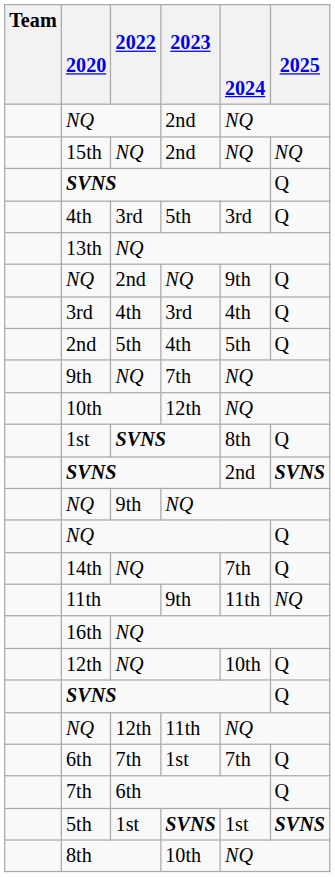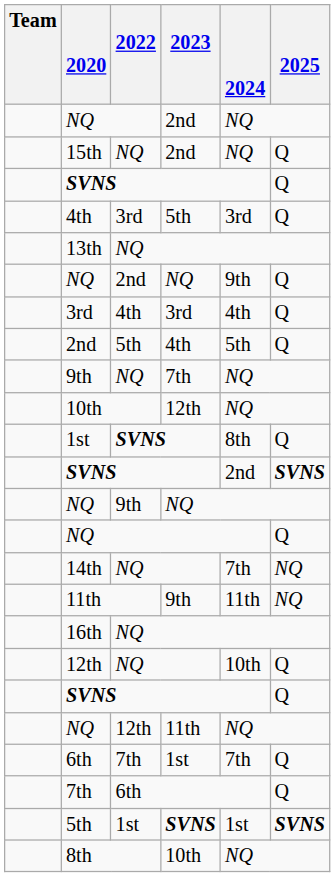(289, 152) NQ -> (282, 152) Q
(282, 568) Q -> (289, 568) NQ
